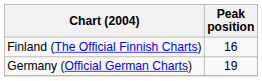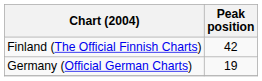(231, 47) 16 -> (231, 47) 42
